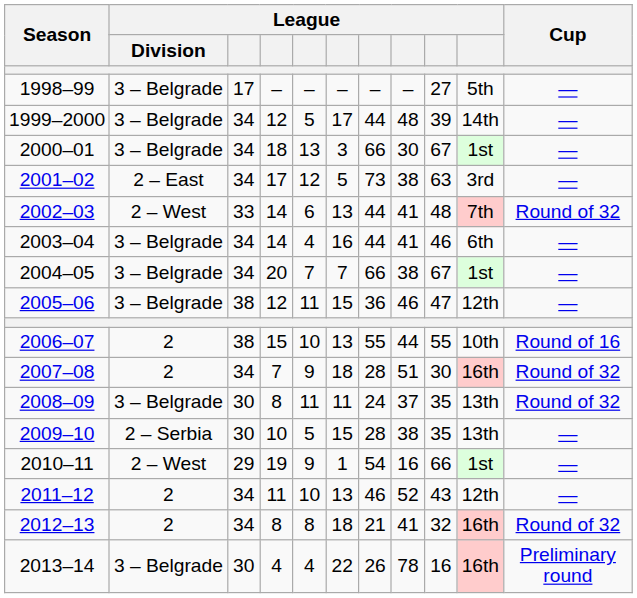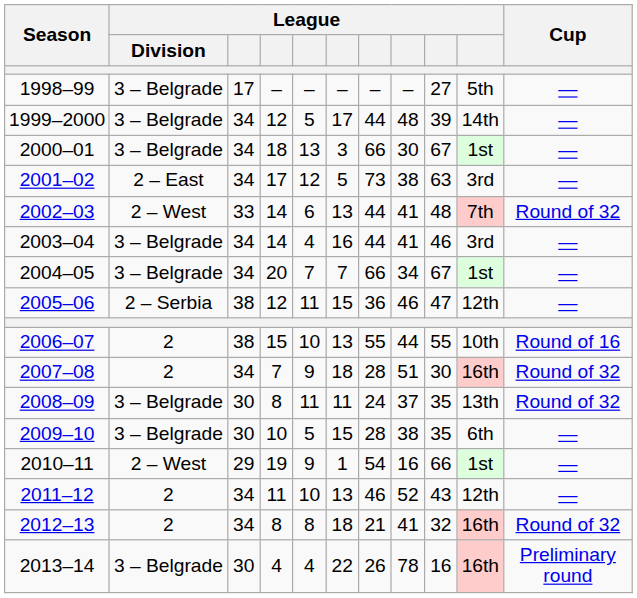(480, 241) 6th -> (480, 241) 3rd
(408, 272) 38 -> (408, 272) 34
(168, 302) 3 – Belgrade -> (168, 302) 2 – Serbia
(168, 433) 2 – Serbia -> (168, 433) 3 – Belgrade
(480, 433) 13th -> (480, 433) 6th
